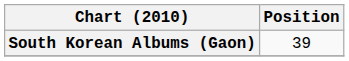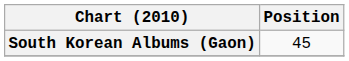(301, 43) 39 -> (301, 43) 45
